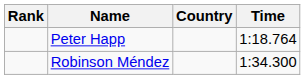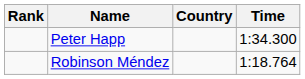(268, 39) 1:18.764 -> (268, 39) 1:34.300
(268, 62) 1:34.300 -> (268, 62) 1:18.764
